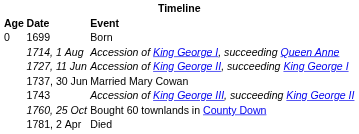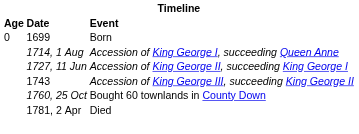- row: (57, 81)
